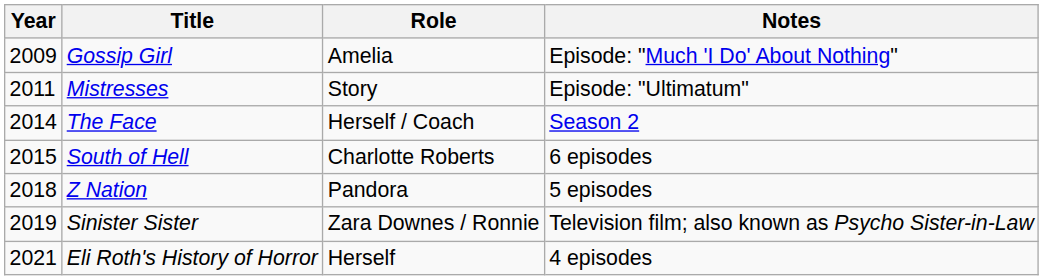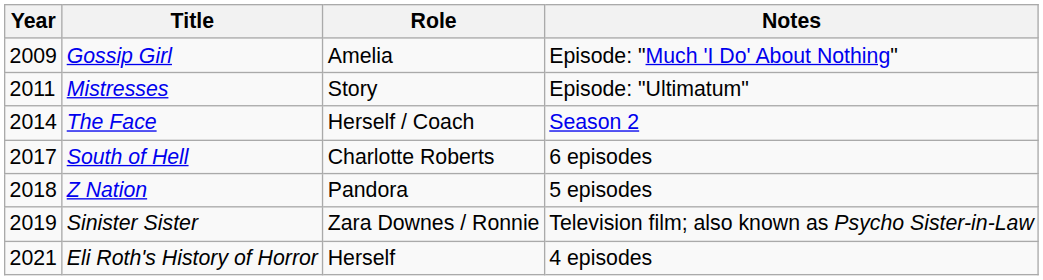(33, 156) 2015 -> (33, 156) 2017
